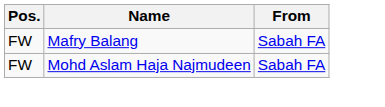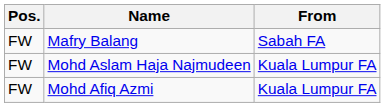(292, 65) Sabah FA -> (317, 65) Kuala Lumpur FA
+ row: (100, 89)
